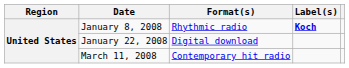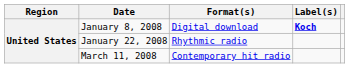(209, 26) Rhythmic radio -> (215, 26) Digital download
(215, 41) Digital download -> (209, 41) Rhythmic radio
